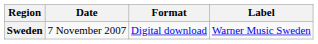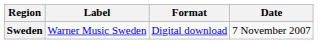columns swapped: (87, 13) <-> (261, 13)
